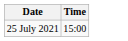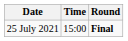+ column: (106, 12)
